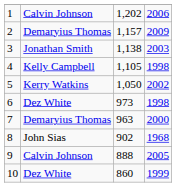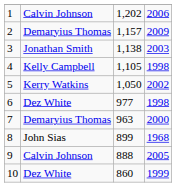(125, 102) 973 -> (125, 102) 977
(125, 137) 902 -> (125, 137) 899
